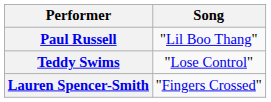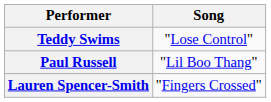rows swapped: (78, 62) <-> (78, 39)
